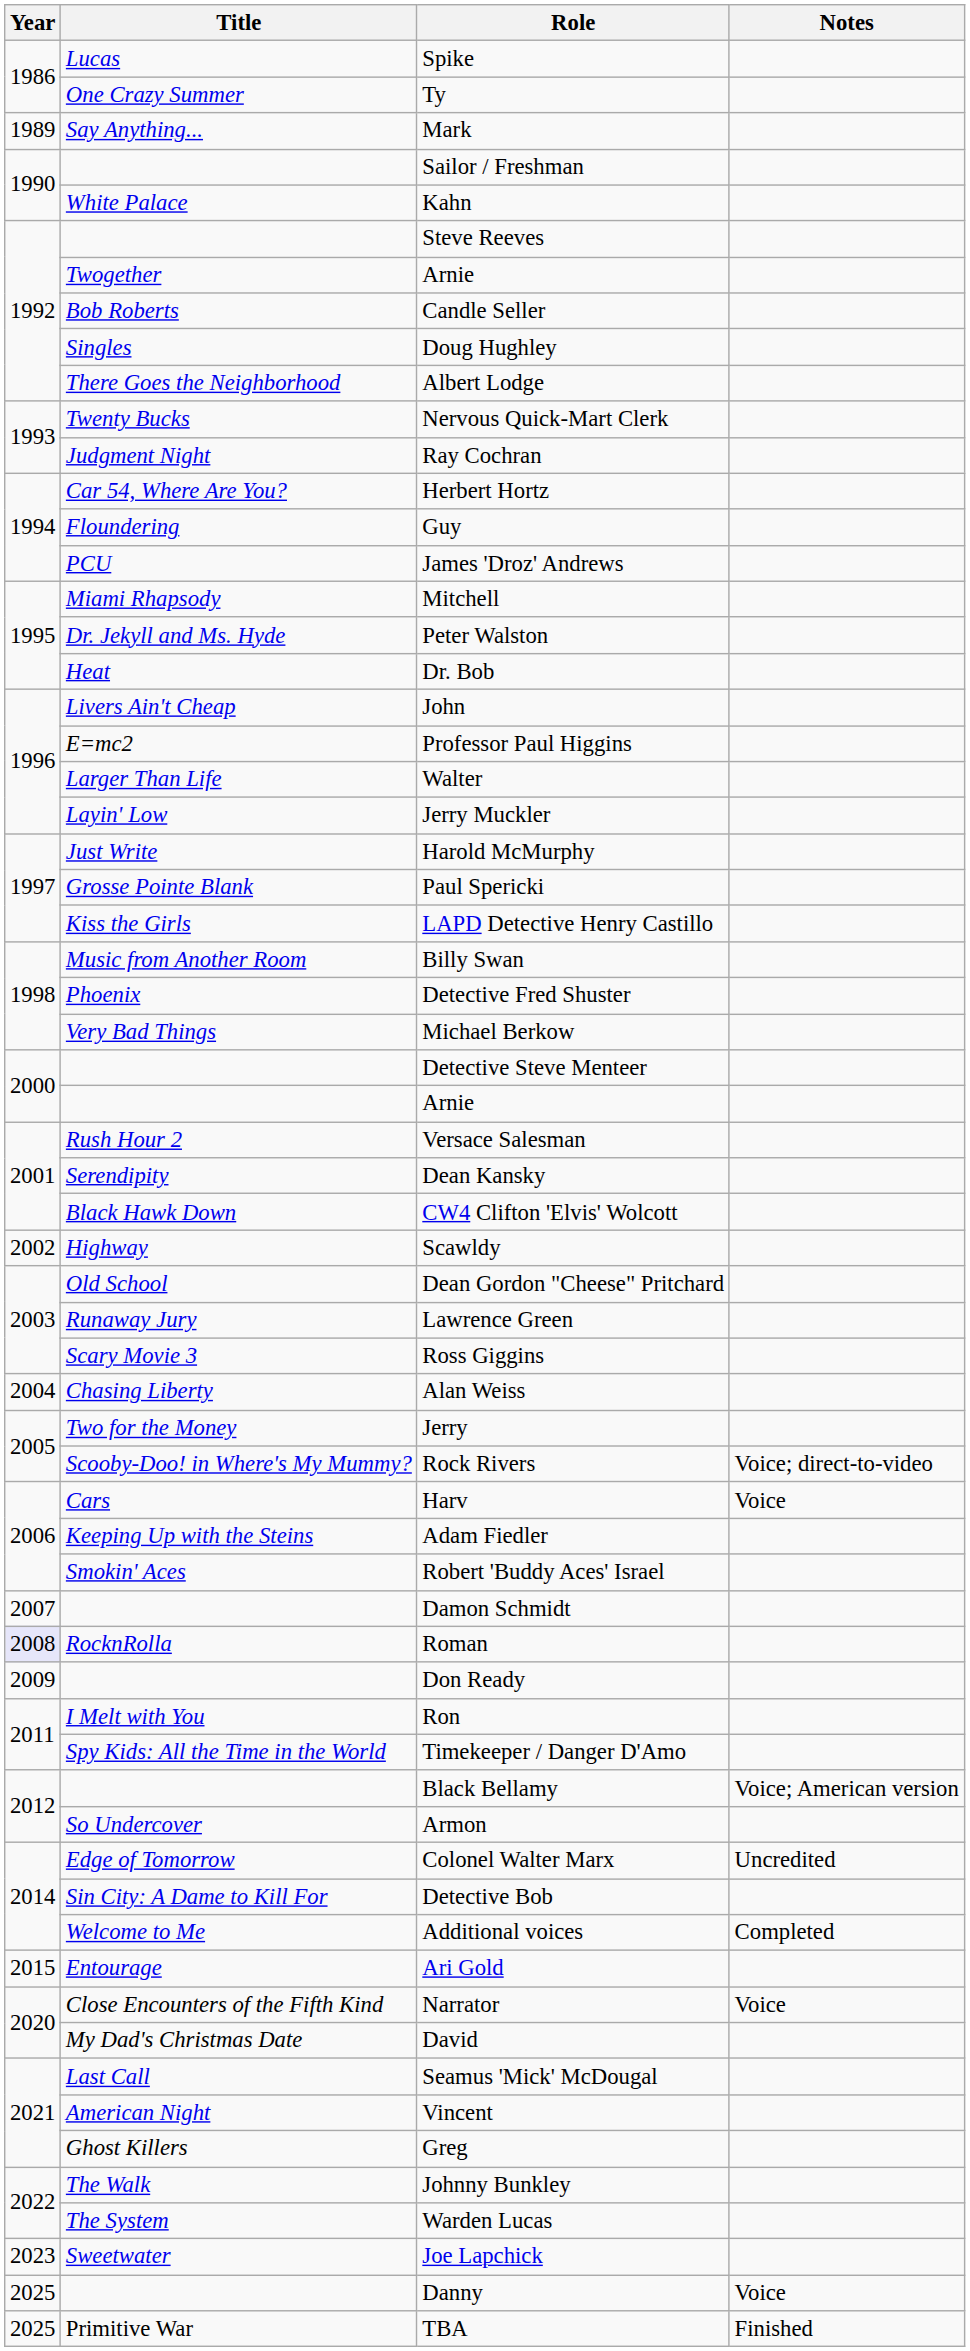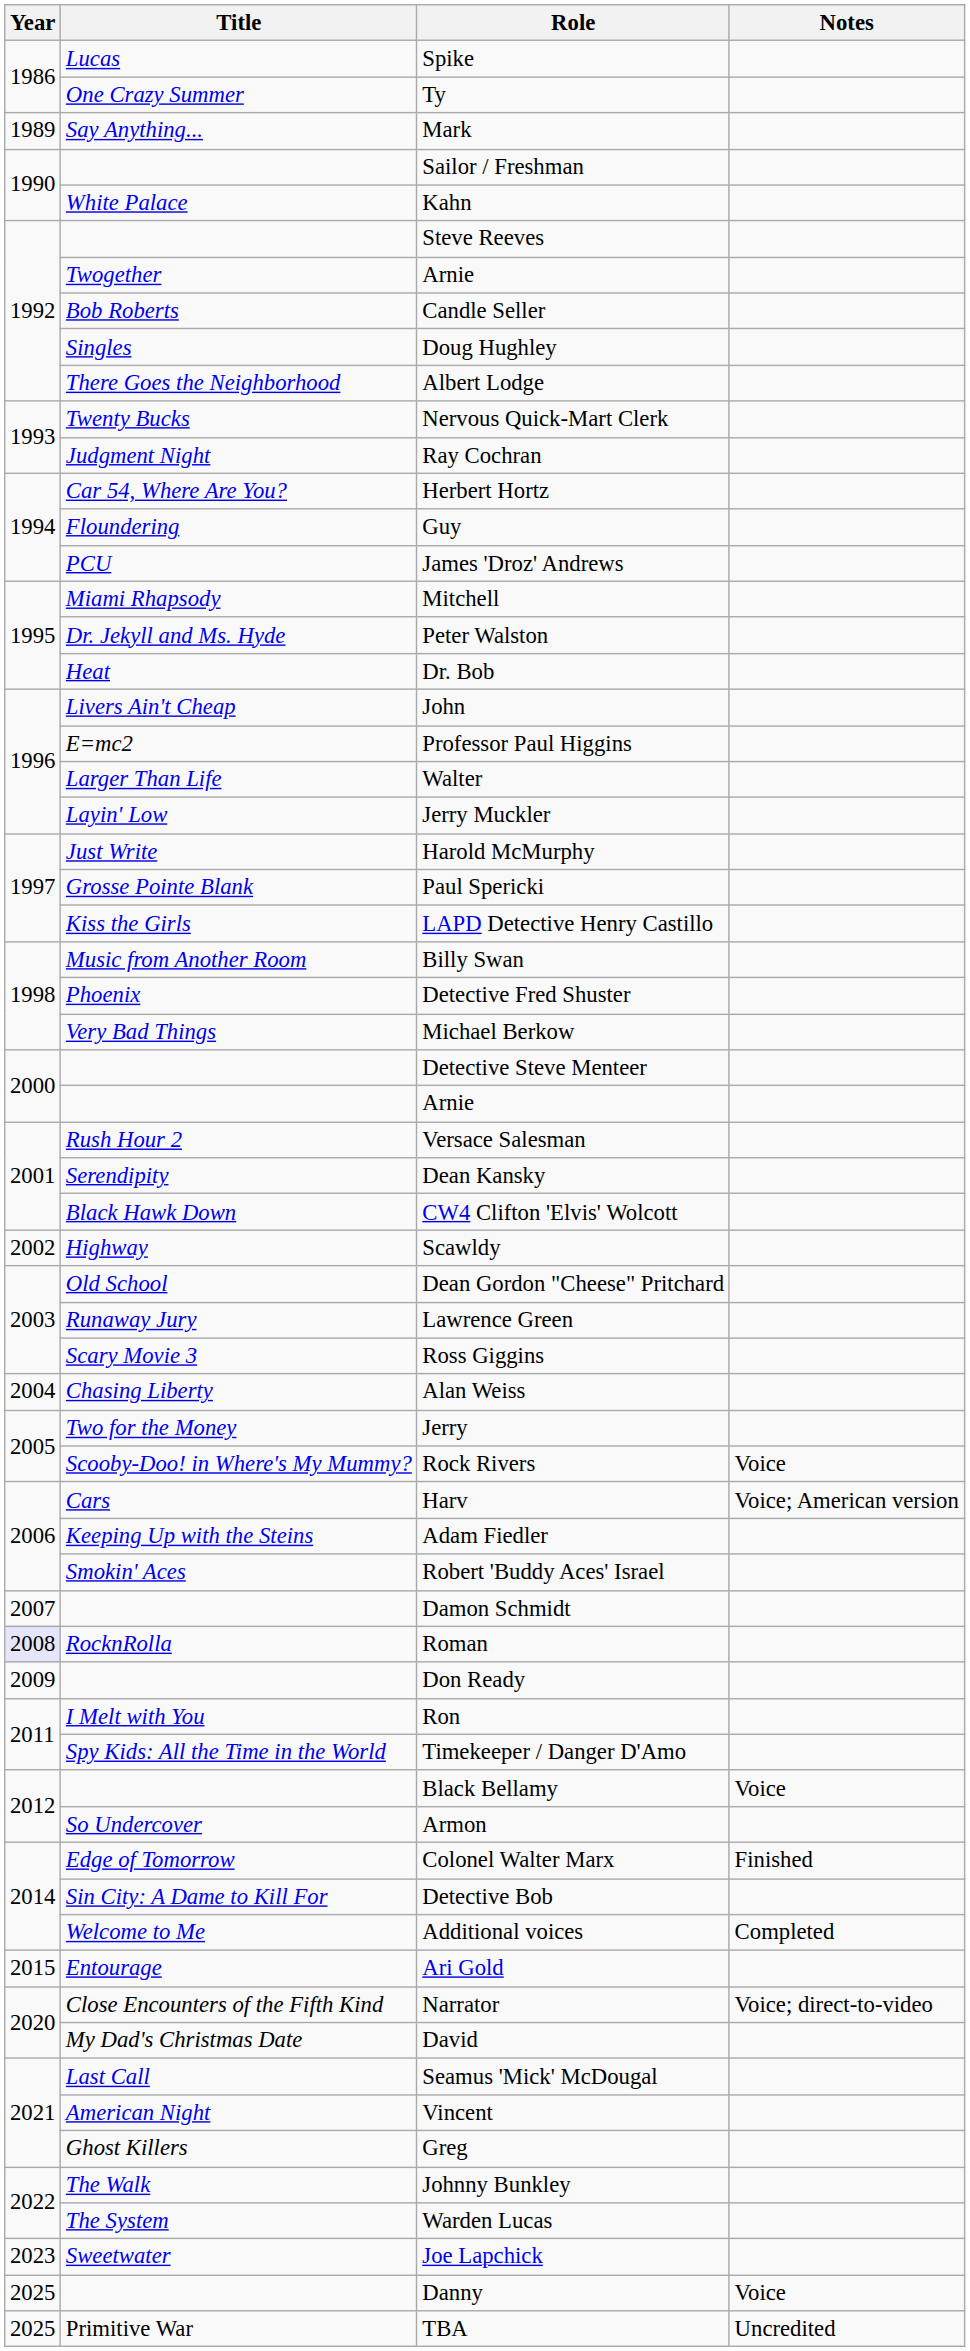(834, 1463) Voice; direct-to-video -> (760, 1463) Voice
(760, 1499) Voice -> (847, 1499) Voice; American version
(847, 1788) Voice; American version -> (760, 1788) Voice
(785, 1860) Uncredited -> (774, 1860) Finished
(760, 2004) Voice -> (834, 2004) Voice; direct-to-video
(774, 2328) Finished -> (785, 2328) Uncredited
